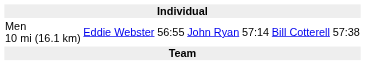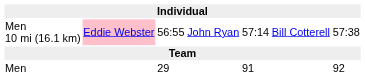(119, 32) no background -> (119, 32) pink background
+ row: (16, 68)
